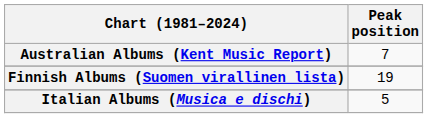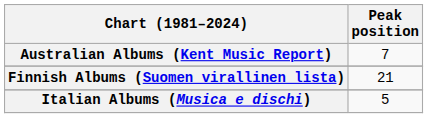(385, 78) 19 -> (385, 78) 21
